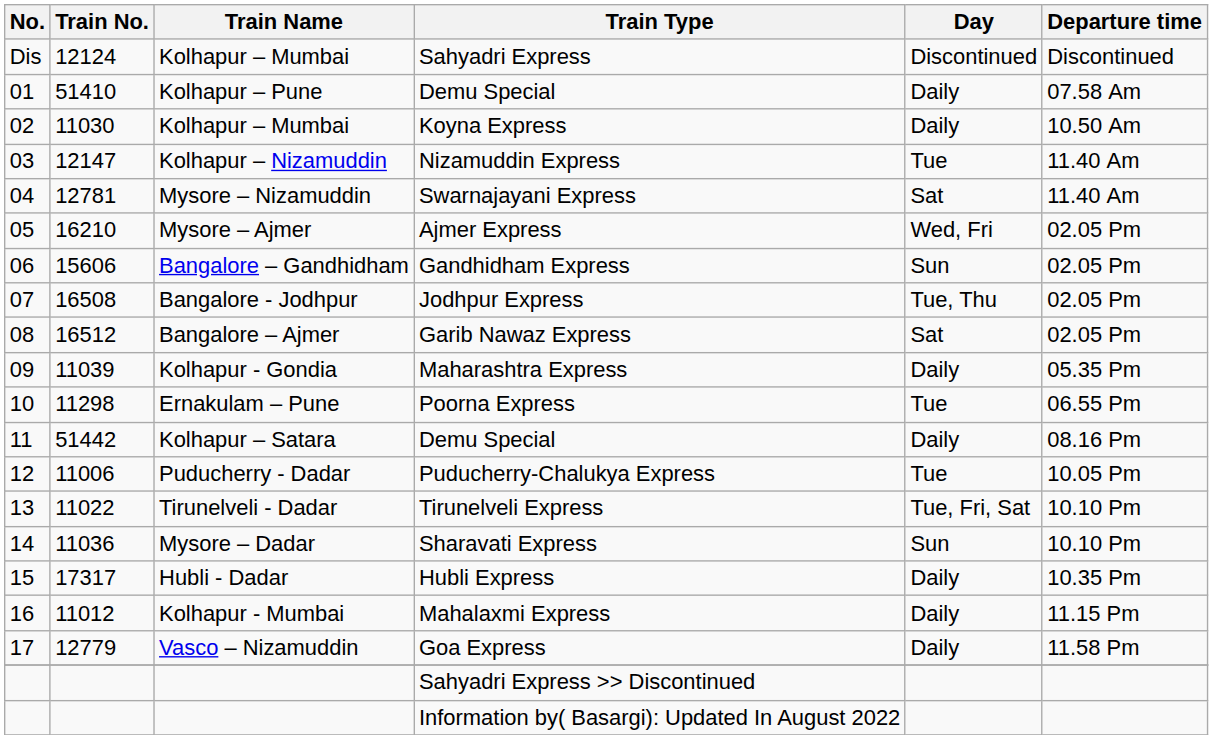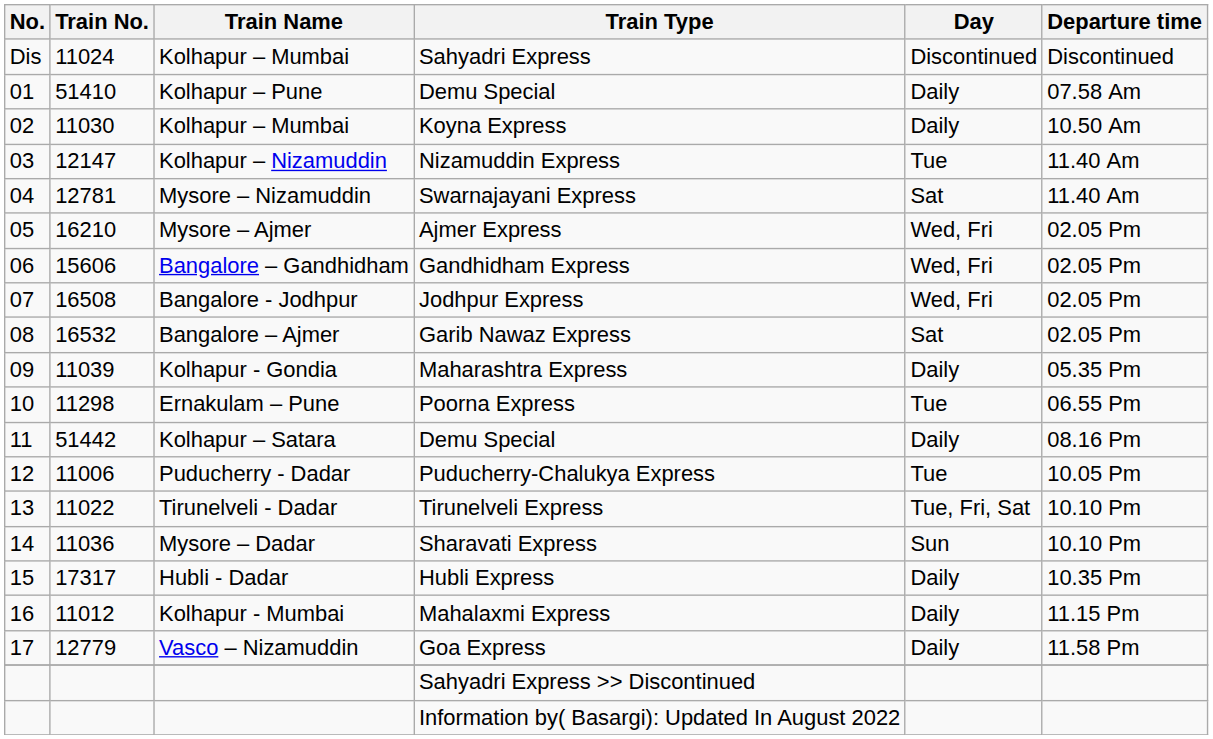(86, 56) 12124 -> (85, 56) 11024
(930, 265) Sun -> (952, 265) Wed, Fri
(954, 299) Tue, Thu -> (952, 299) Wed, Fri
(86, 334) 16512 -> (86, 334) 16532
